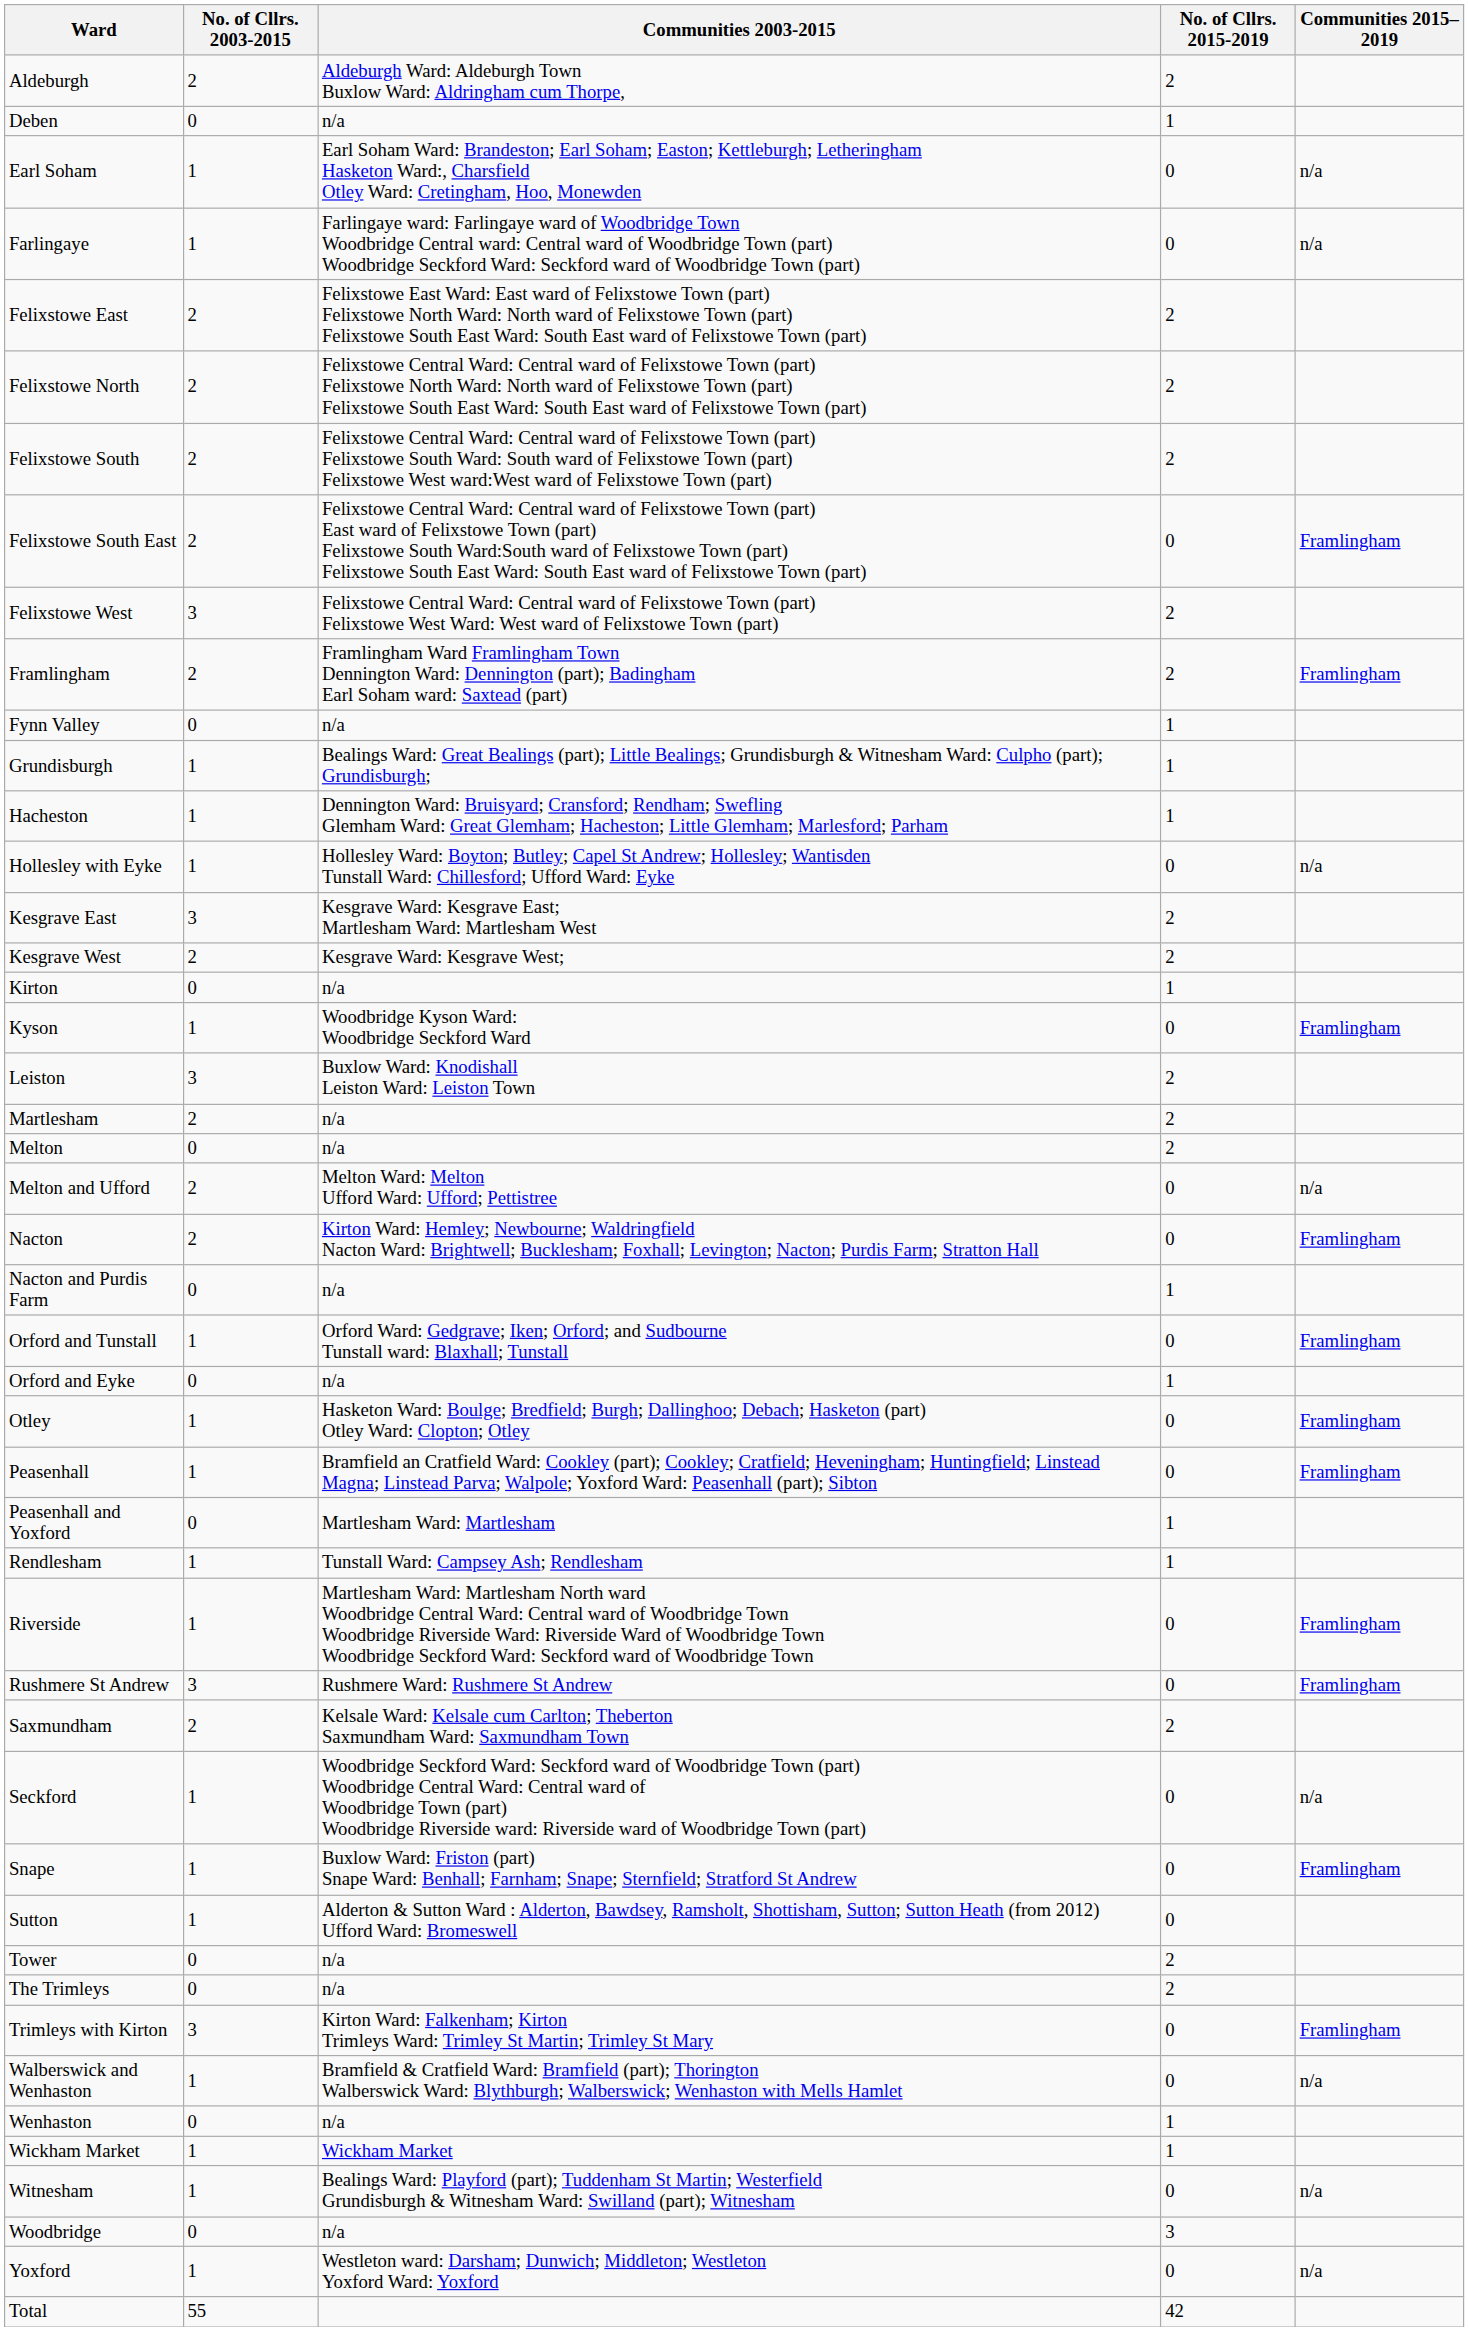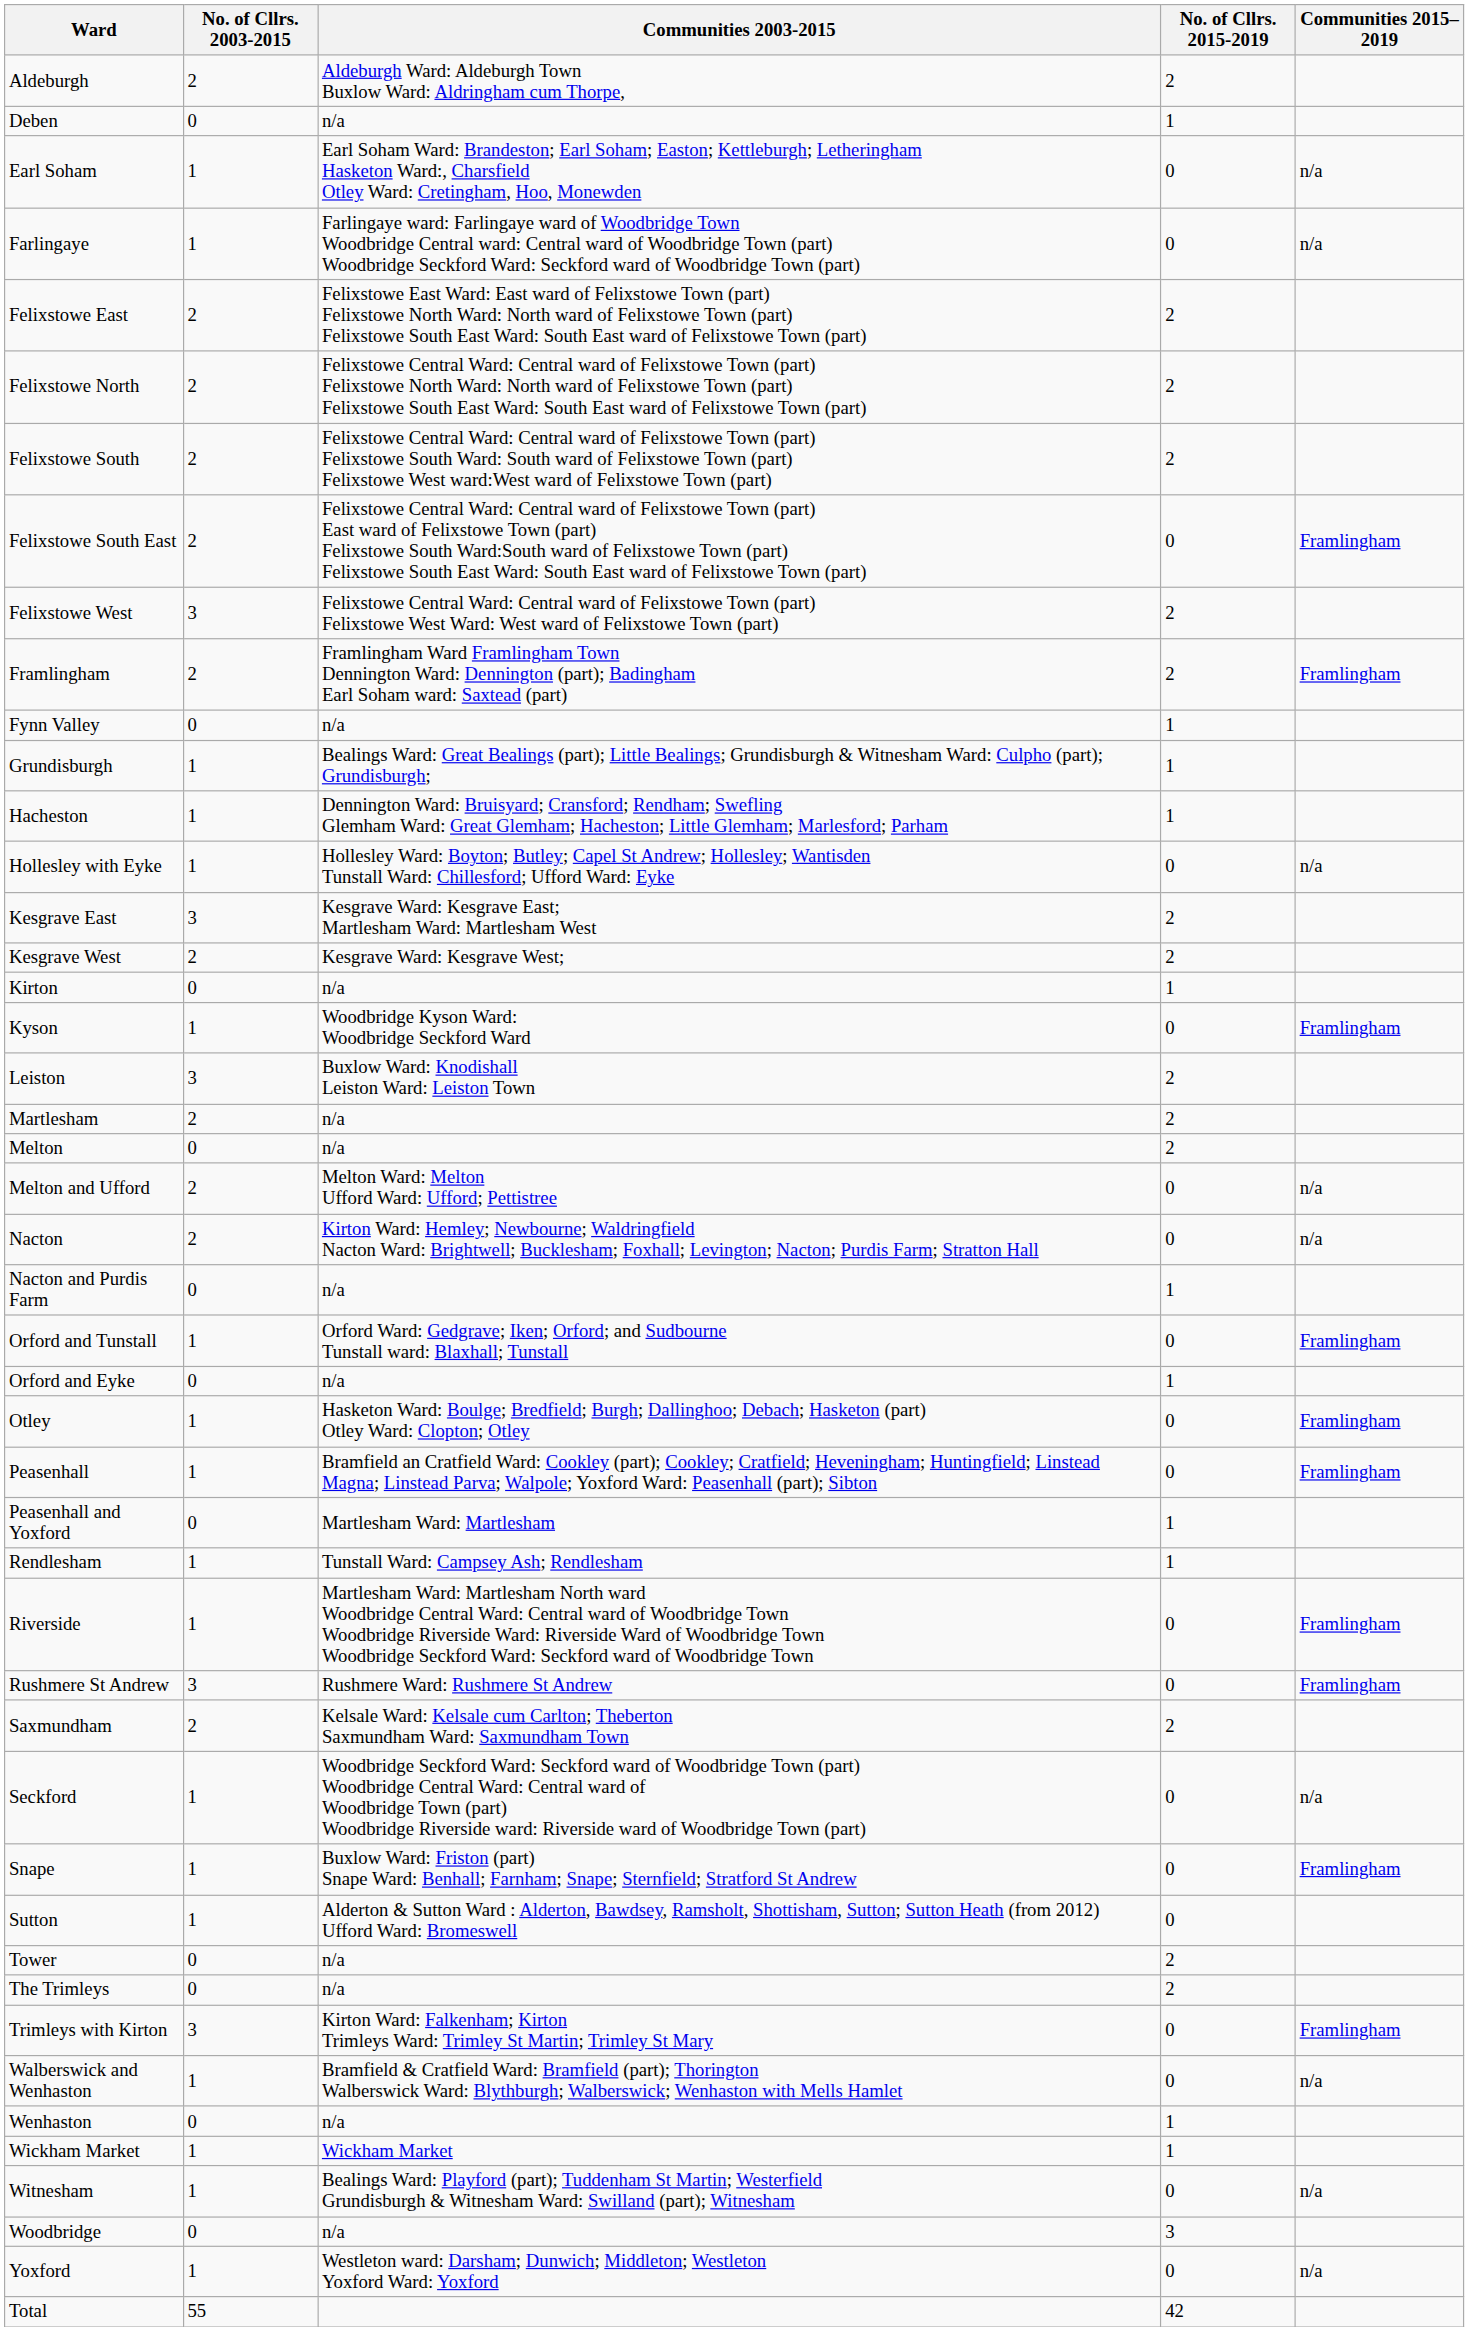(1350, 1239) Framlingham -> (1311, 1239) n/a
